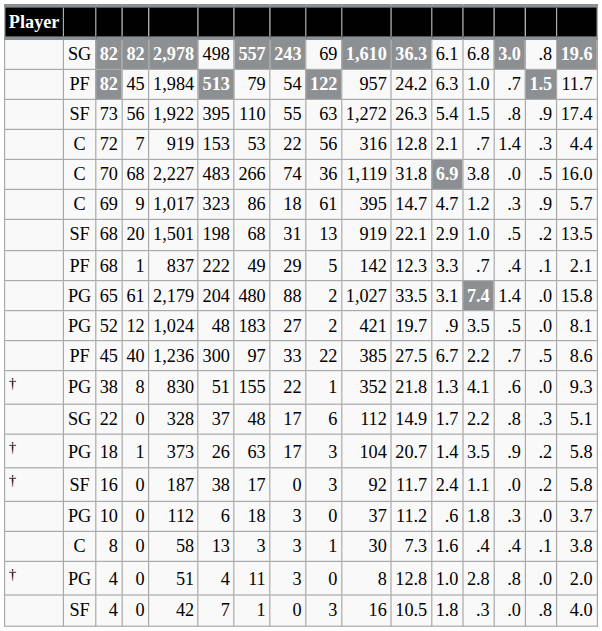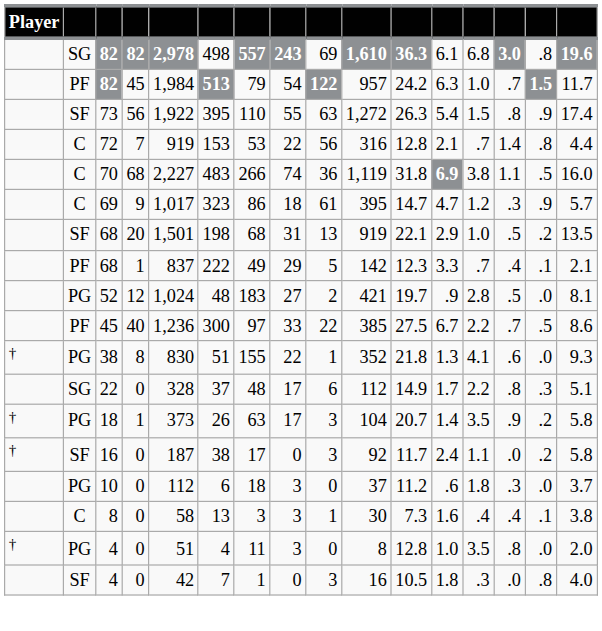(545, 144) .3 -> (545, 144) .8
(514, 174) .0 -> (510, 174) 1.1
- row: (80, 295)
(478, 325) 3.5 -> (478, 295) 2.8
(478, 578) 2.8 -> (478, 548) 3.5
